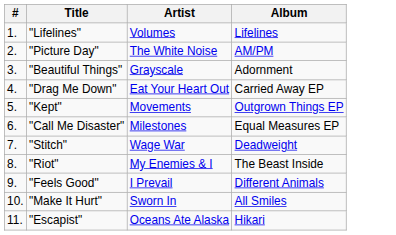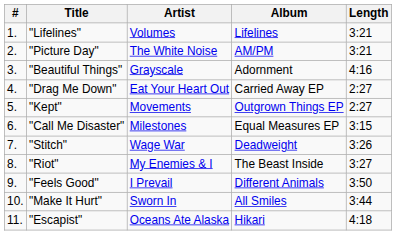+ column: (369, 13)
